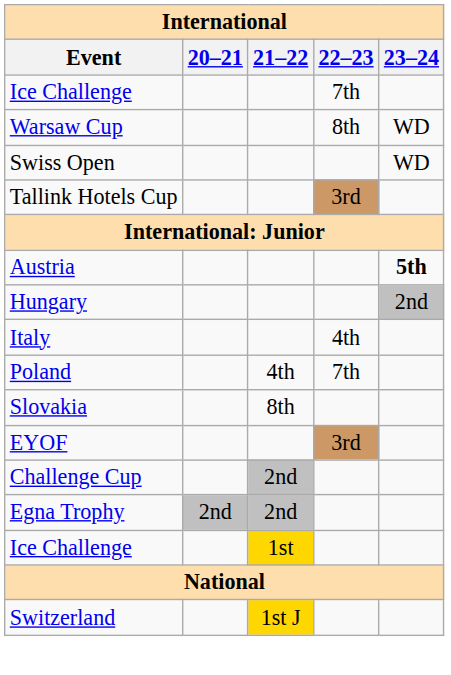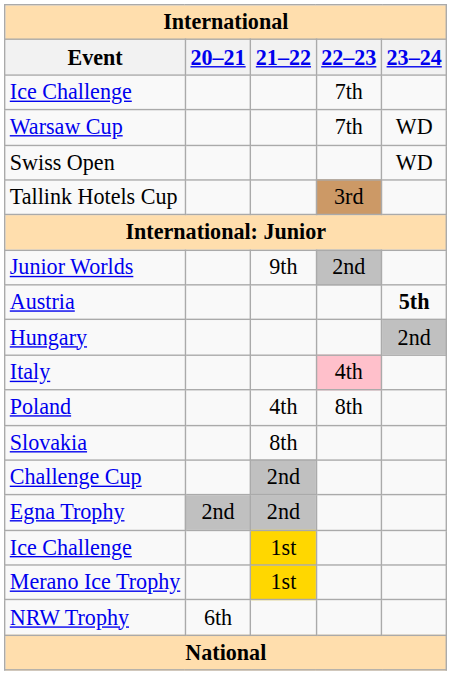(346, 127) 8th -> (349, 127) 7th
+ row: (72, 267)
(346, 337) no background -> (349, 372) pink background
(346, 372) 7th -> (349, 407) 8th
- row: (39, 442)
+ row: (95, 582)
+ row: (69, 617)
- row: (63, 617)
